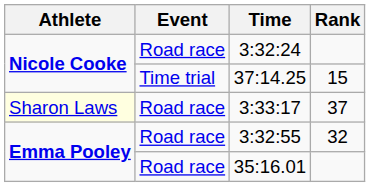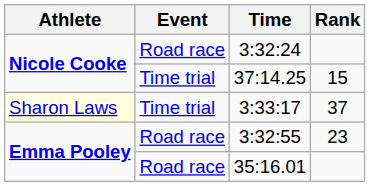(182, 108) Road race -> (177, 108) Time trial
(338, 137) 32 -> (338, 137) 23
